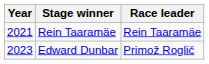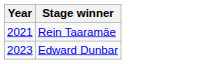- column: (162, 13)
